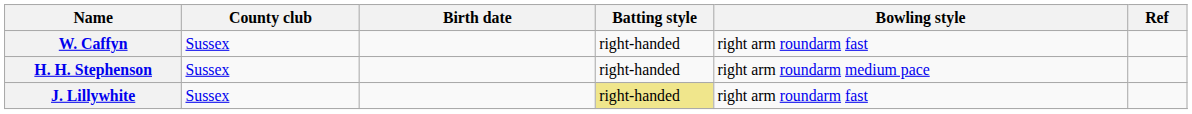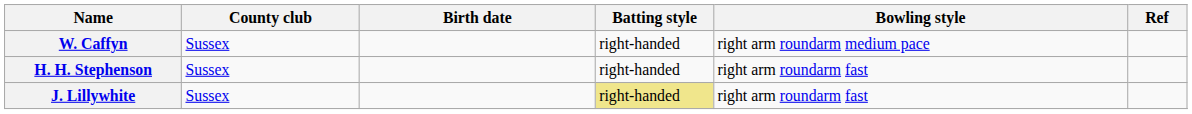(793, 43) right arm roundarm fast -> (824, 43) right arm roundarm medium pace
(824, 69) right arm roundarm medium pace -> (793, 69) right arm roundarm fast
